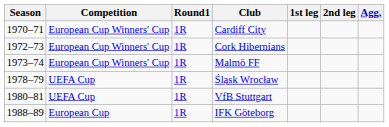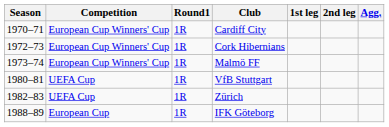- row: (247, 79)
+ row: (229, 96)
